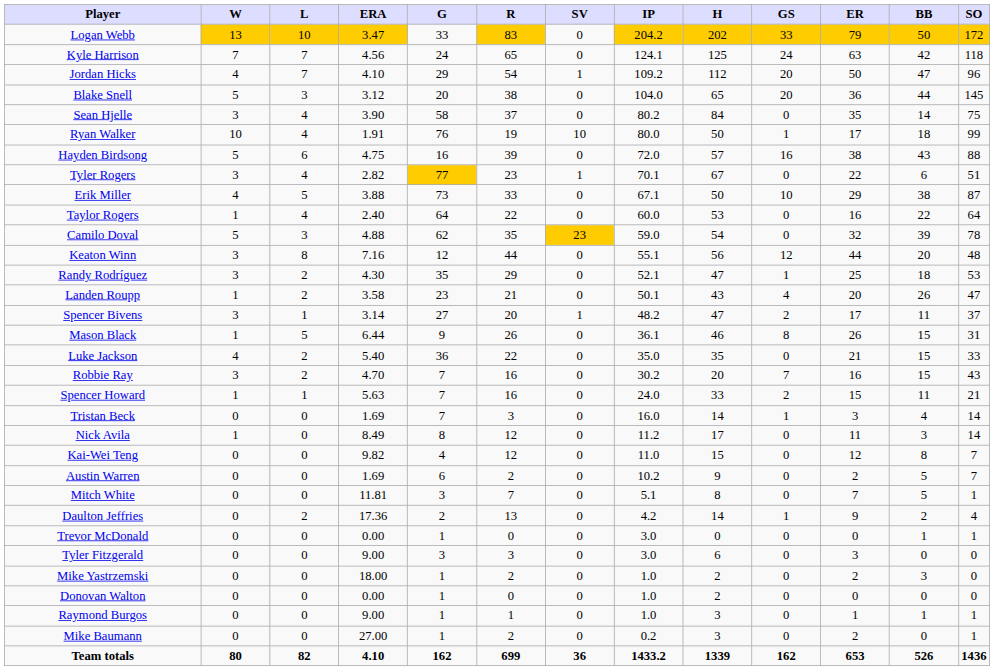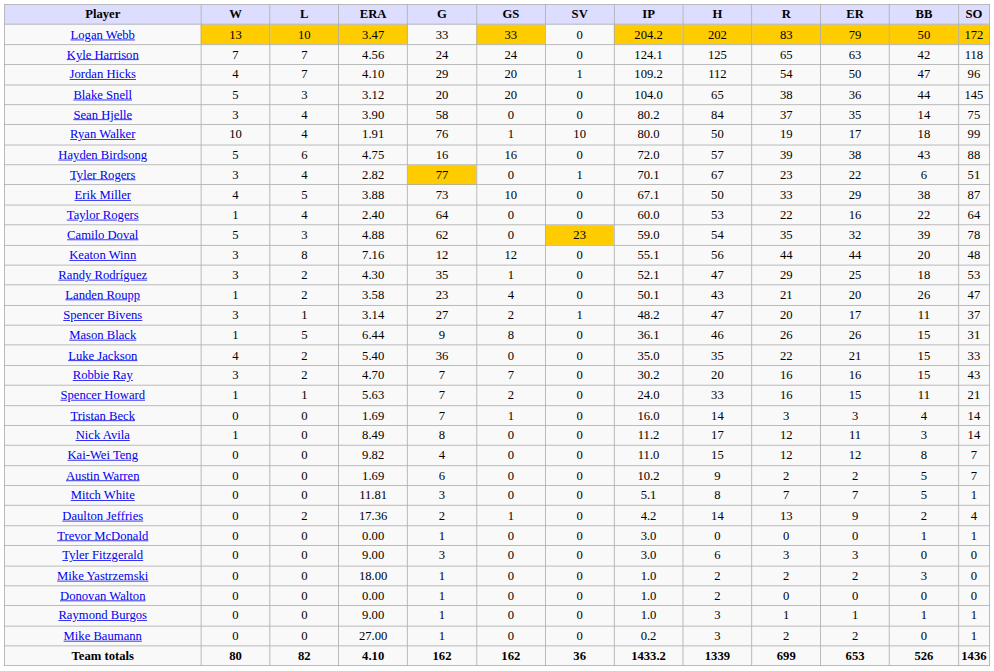columns swapped: (786, 14) <-> (511, 14)
